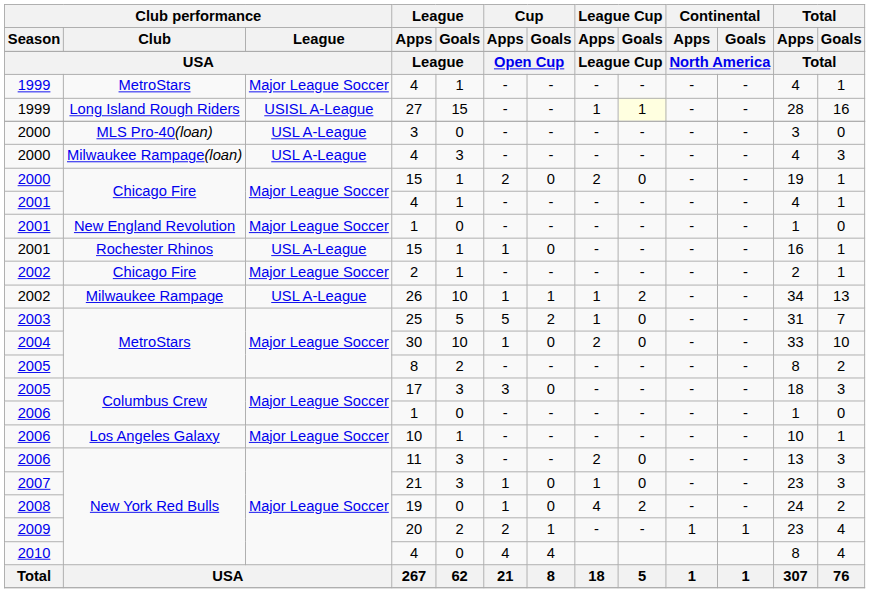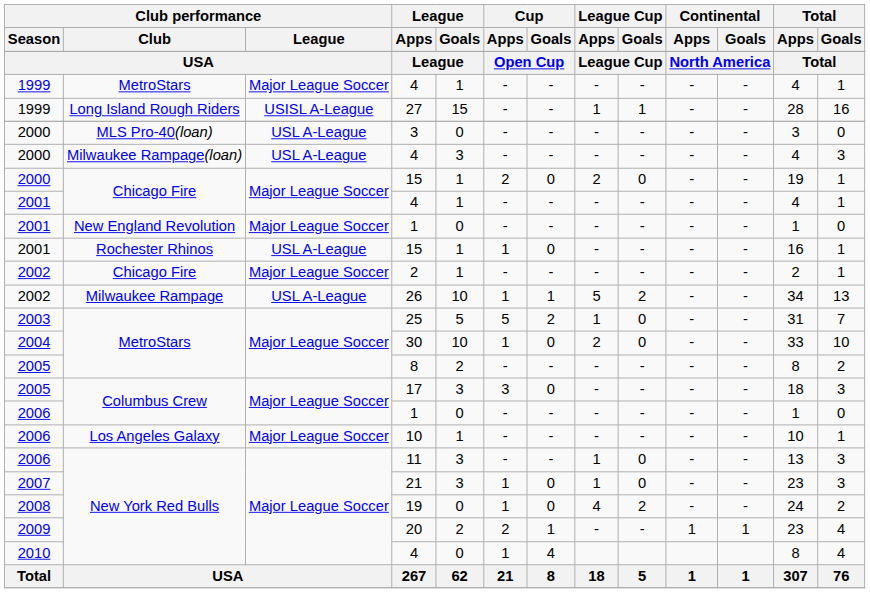(642, 109) lightyellow background -> (642, 109) no background
(597, 296) 1 -> (597, 296) 5
(597, 459) 2 -> (597, 459) 1
(505, 553) 4 -> (505, 553) 1
